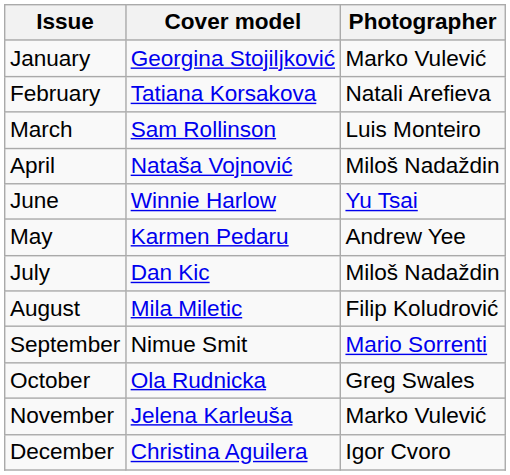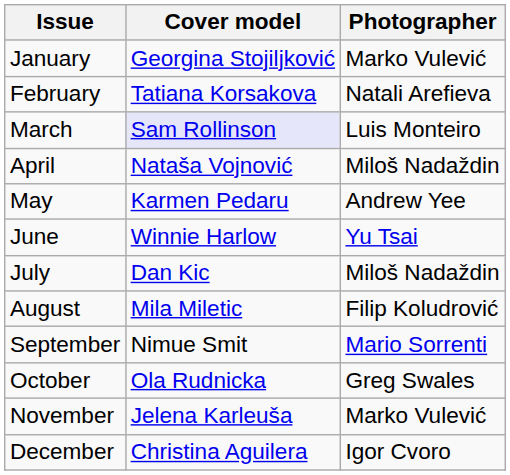(203, 129) no background -> (203, 129) lavender background
rows swapped: (31, 237) <-> (34, 201)
